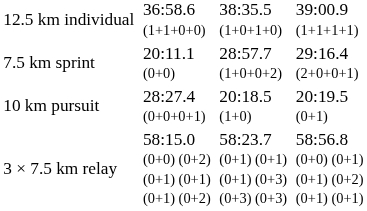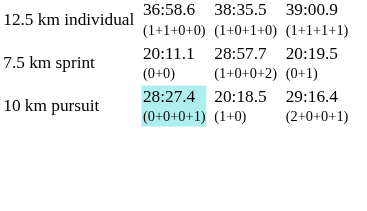(327, 62) 29:16.4 (2+0+0+1) -> (312, 62) 20:19.5 (0+1)
(174, 106) no background -> (174, 106) paleturquoise background
(322, 106) 20:19.5 (0+1) -> (317, 106) 29:16.4 (2+0+0+1)
- row: (60, 168)
